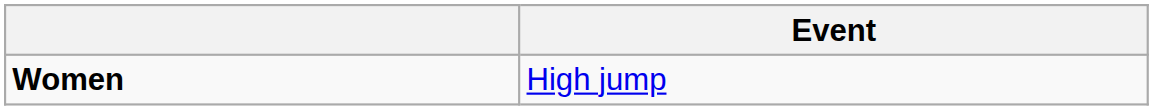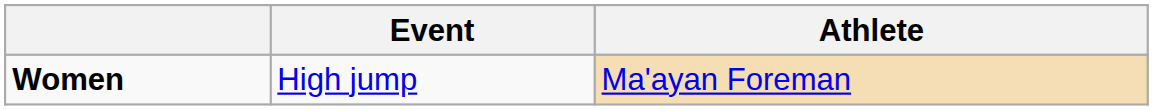+ column: (871, 30)
